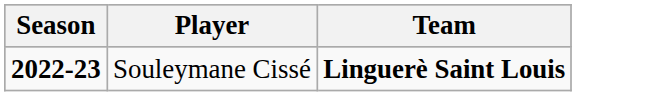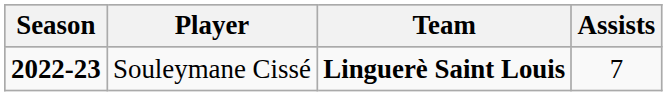+ column: (616, 25)
